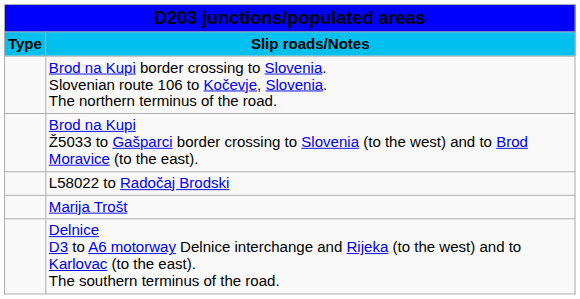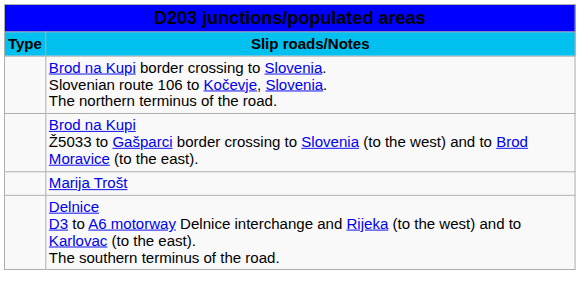- row: (139, 183)
